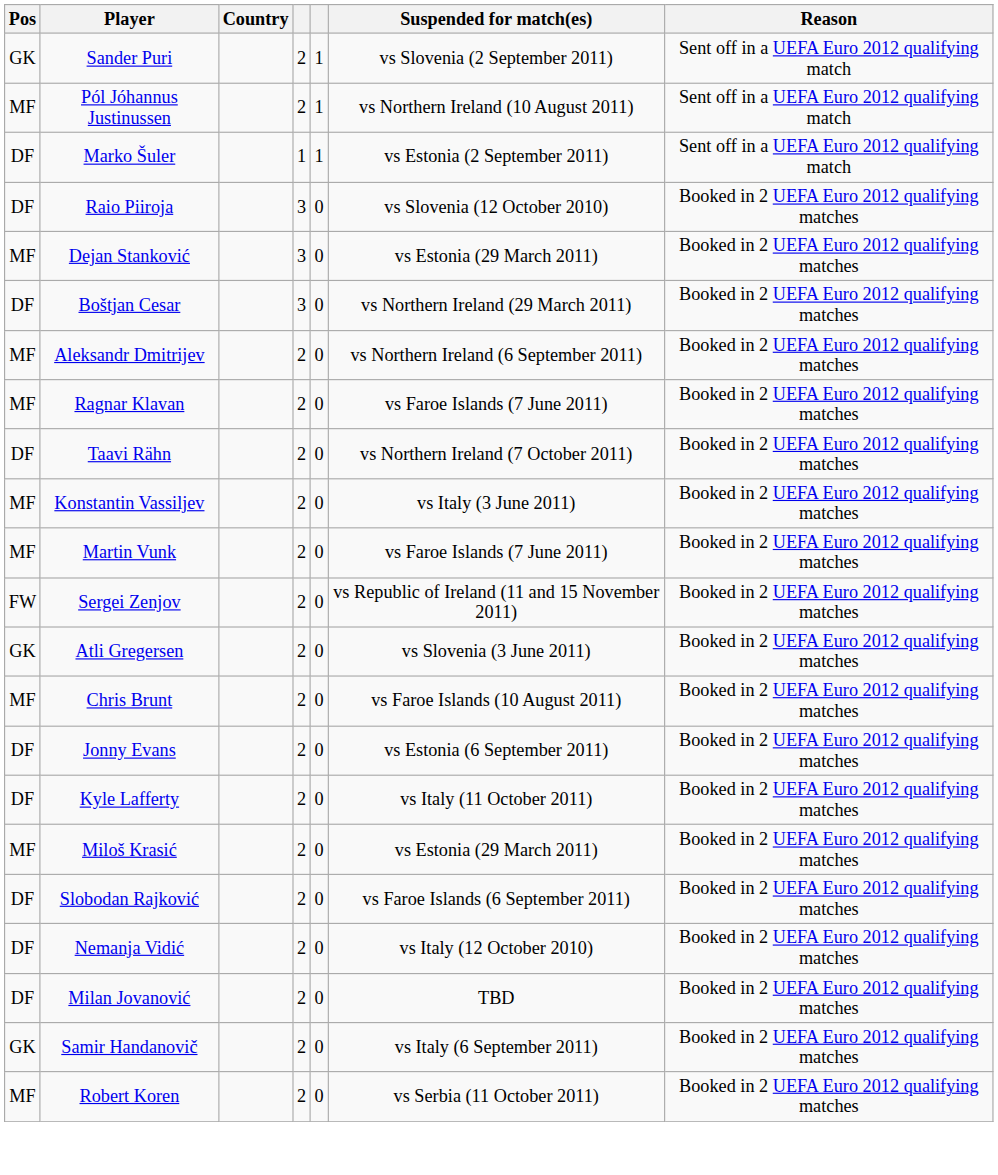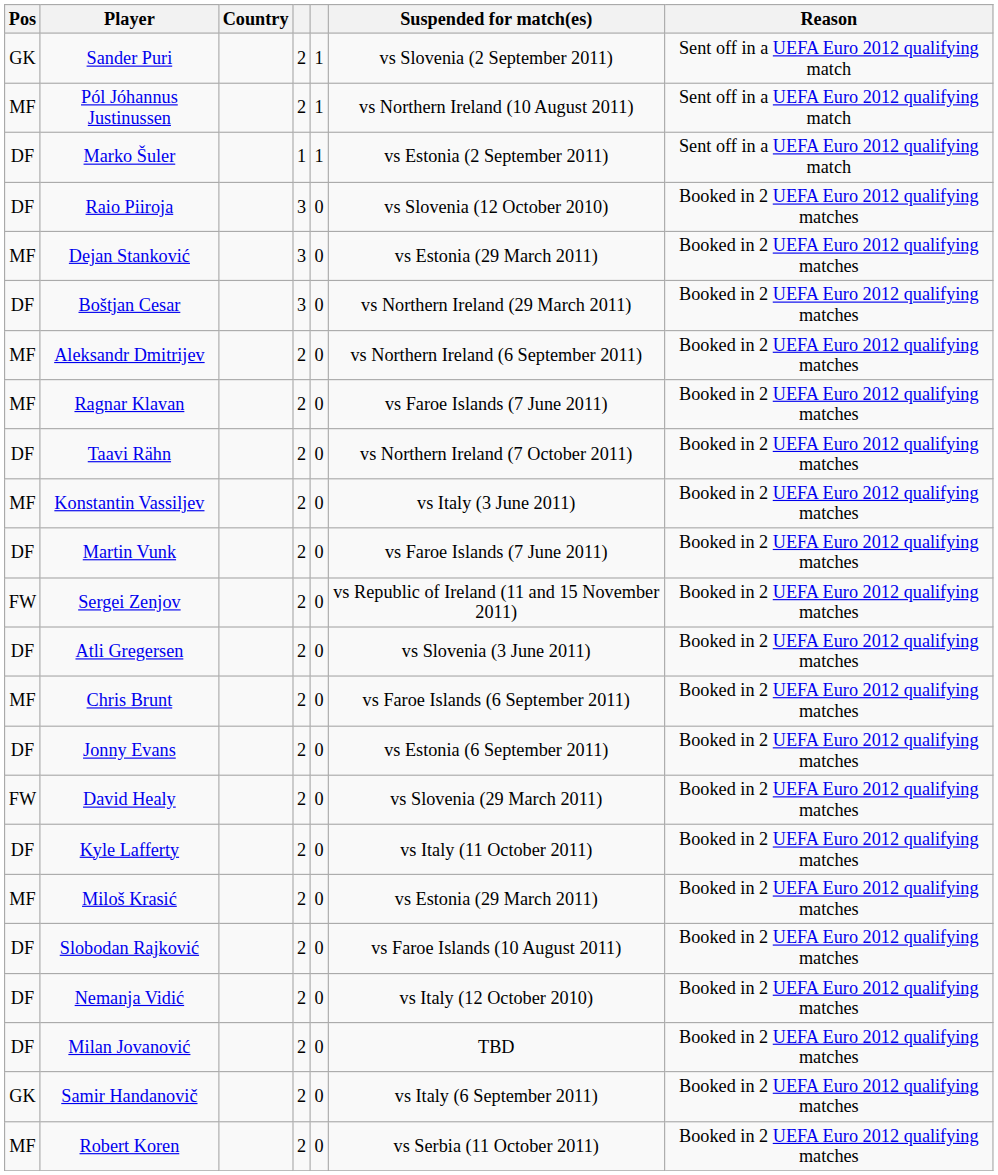(22, 552) MF -> (22, 552) DF
(22, 651) GK -> (22, 651) DF
(496, 700) vs Faroe Islands (10 August 2011) -> (496, 700) vs Faroe Islands (6 September 2011)
+ row: (129, 799)
(496, 898) vs Faroe Islands (6 September 2011) -> (496, 948) vs Faroe Islands (10 August 2011)
